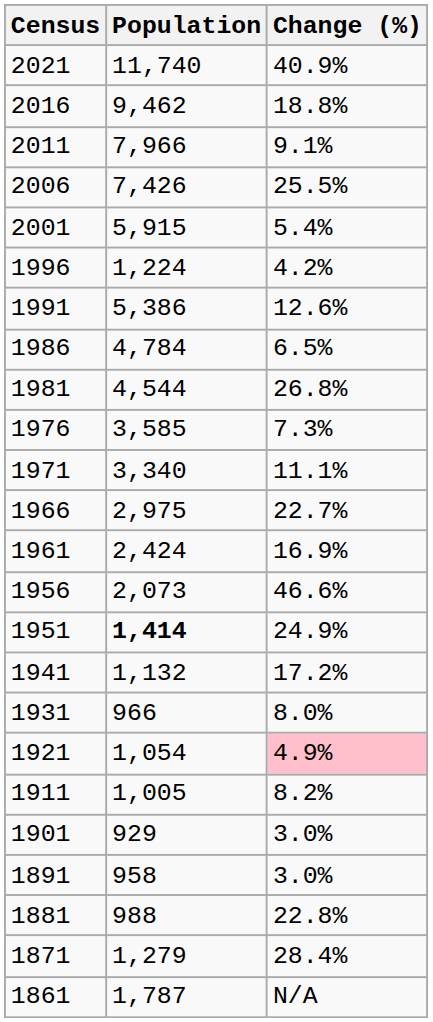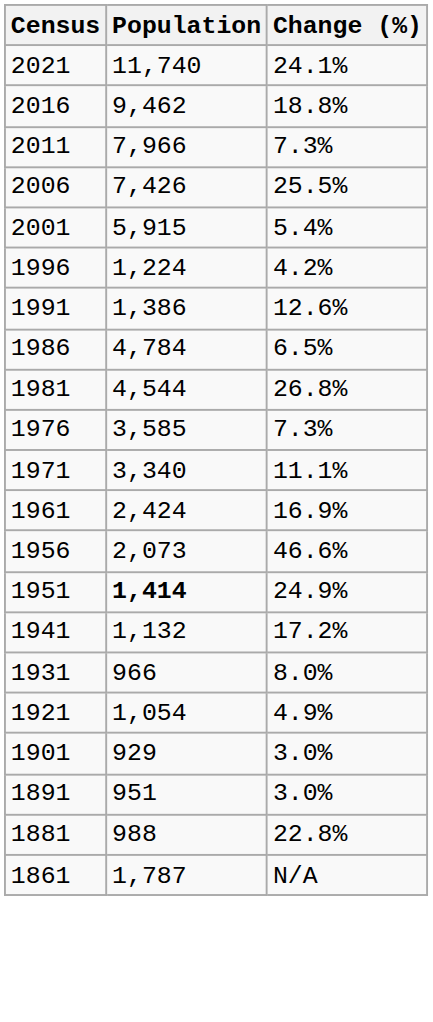(310, 66) 40.9% -> (310, 66) 24.1%
(303, 147) 9.1% -> (303, 147) 7.3%
(149, 308) 5,386 -> (149, 308) 1,386
- row: (41, 511)
(303, 754) pink background -> (303, 713) no background
- row: (41, 794)
(134, 875) 958 -> (134, 794) 951
- row: (41, 956)
